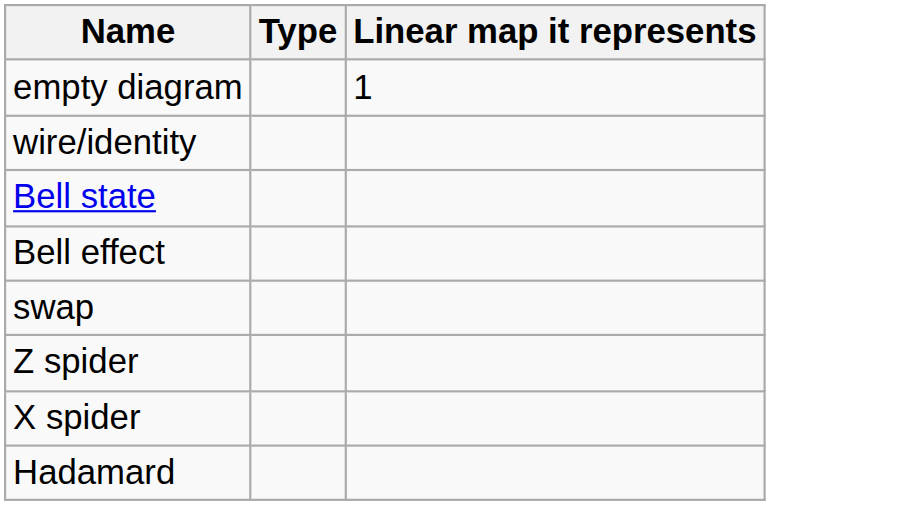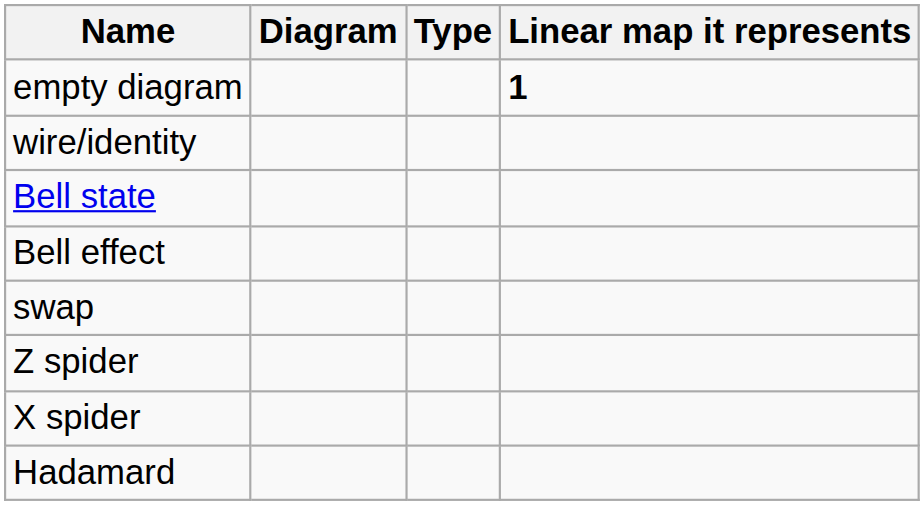+ column: (328, 32)
(363, 87) normal -> (518, 87) bold
